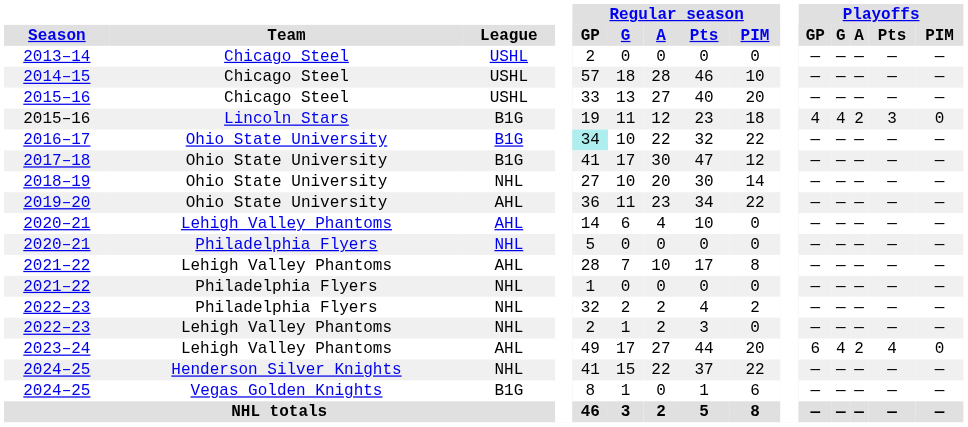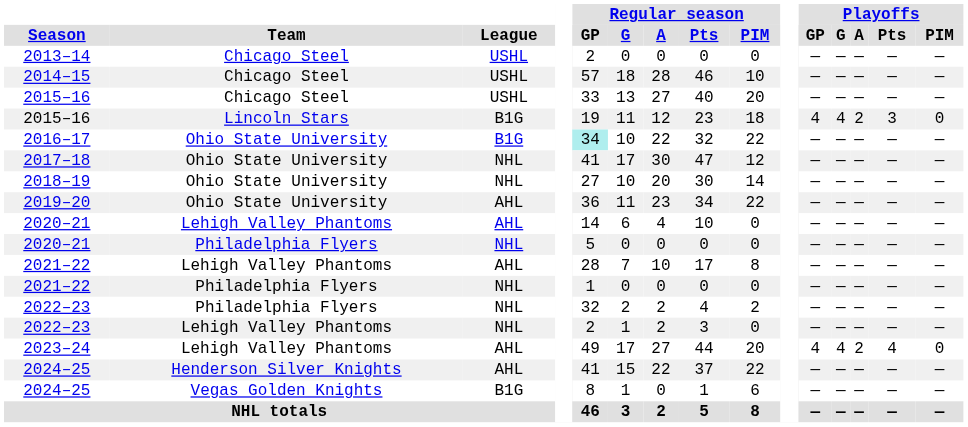(509, 161) B1G -> (509, 161) NHL
(815, 349) 6 -> (815, 349) 4
(509, 370) NHL -> (509, 370) AHL
